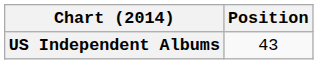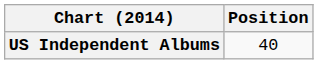(268, 46) 43 -> (268, 46) 40
